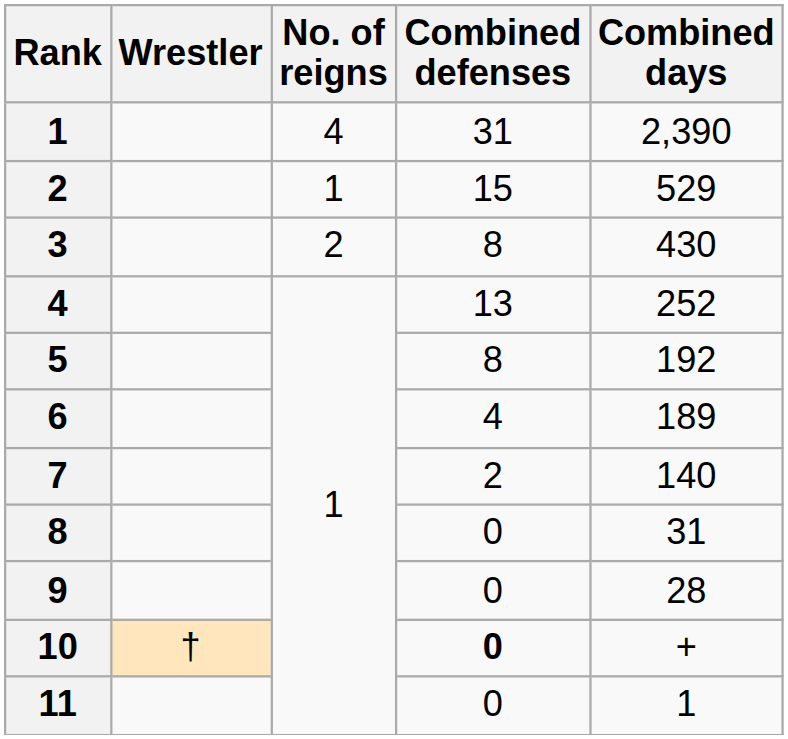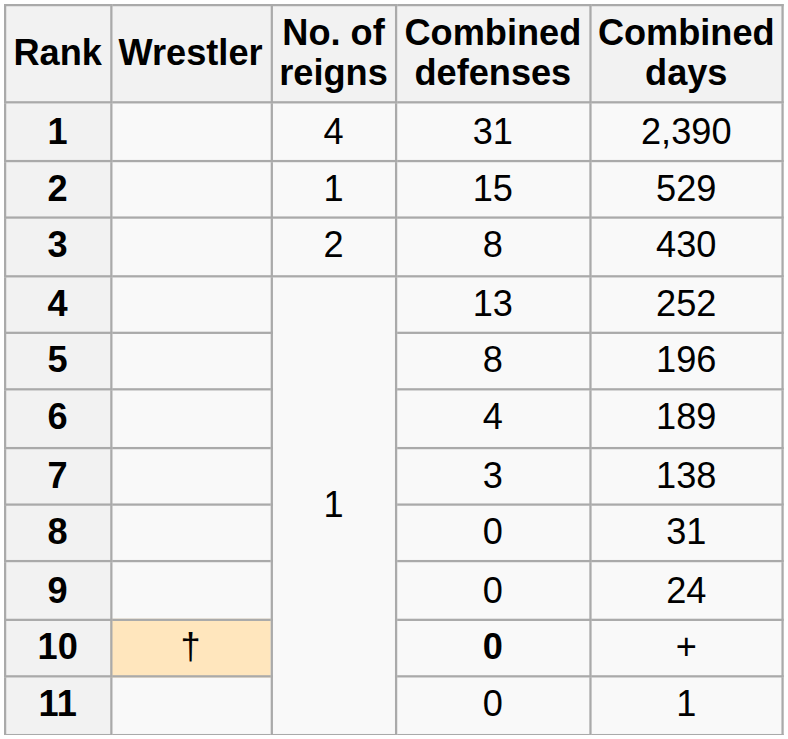(686, 360) 192 -> (686, 360) 196
(493, 475) 2 -> (493, 475) 3
(686, 475) 140 -> (686, 475) 138
(686, 589) 28 -> (686, 589) 24
